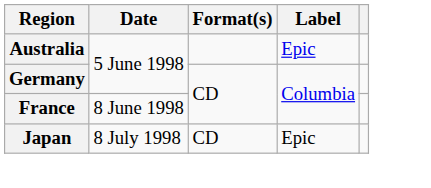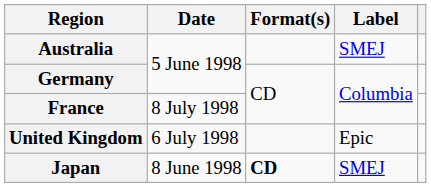(298, 49) Epic -> (362, 49) SMEJ
(139, 108) 8 June 1998 -> (195, 108) 8 July 1998
+ row: (76, 138)
(137, 138) 8 July 1998 -> (196, 167) 8 June 1998
(206, 138) normal -> (264, 167) bold
(298, 138) Epic -> (362, 167) SMEJ
